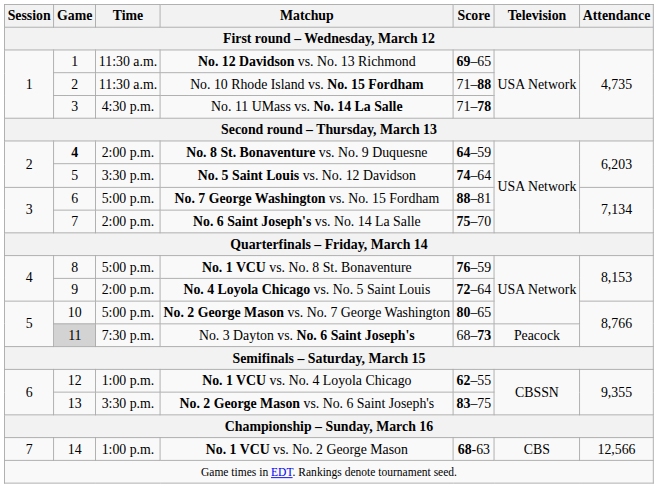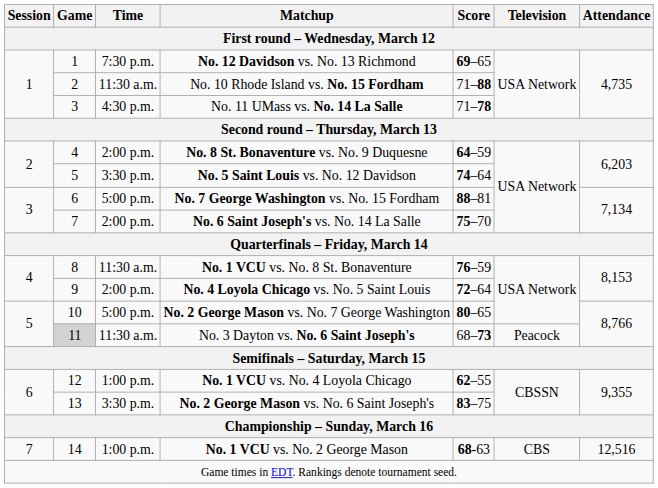(128, 61) 11:30 a.m. -> (128, 61) 7:30 p.m.
(75, 152) bold -> (75, 152) normal
(128, 266) 5:00 p.m. -> (128, 266) 11:30 a.m.
(128, 335) 7:30 p.m. -> (128, 335) 11:30 a.m.
(616, 449) 12,566 -> (616, 449) 12,516
